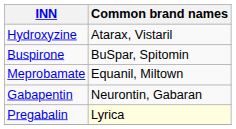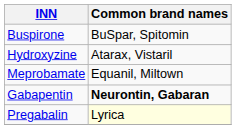rows swapped: (36, 54) <-> (42, 34)
(147, 94) normal -> (150, 94) bold
